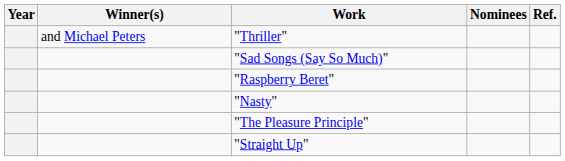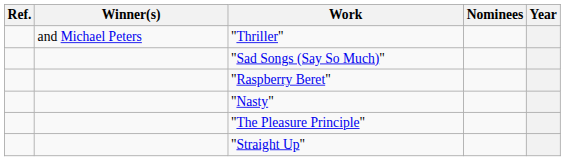columns swapped: (21, 15) <-> (545, 15)
